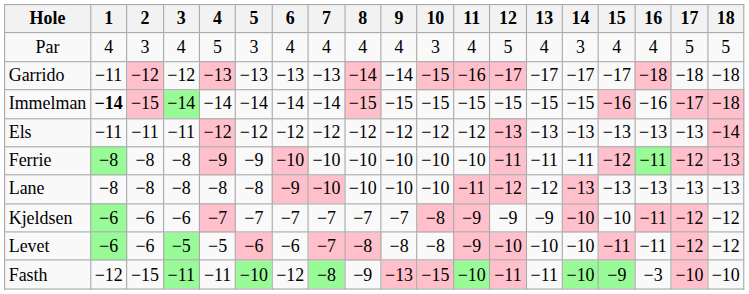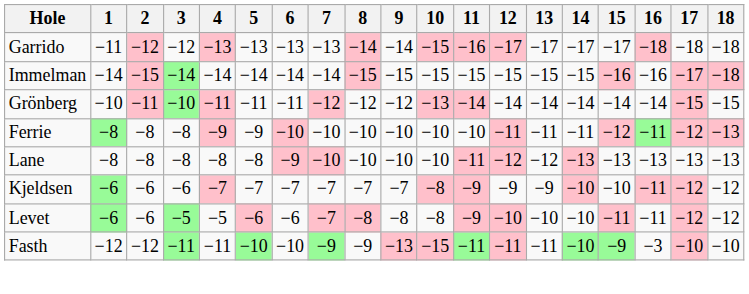- row: (47, 47)
(109, 103) bold -> (109, 75) normal
+ row: (43, 103)
- row: (20, 132)
(145, 274) −15 -> (145, 246) −12
(290, 274) −12 -> (290, 246) −10
(326, 274) −8 -> (326, 246) −9
(472, 274) −10 -> (472, 246) −11
